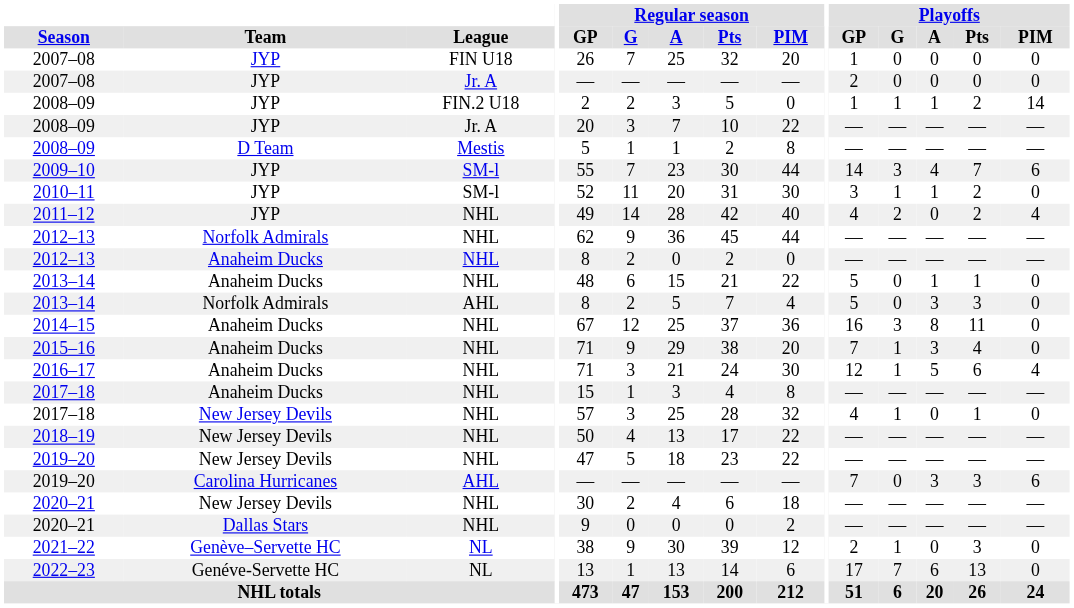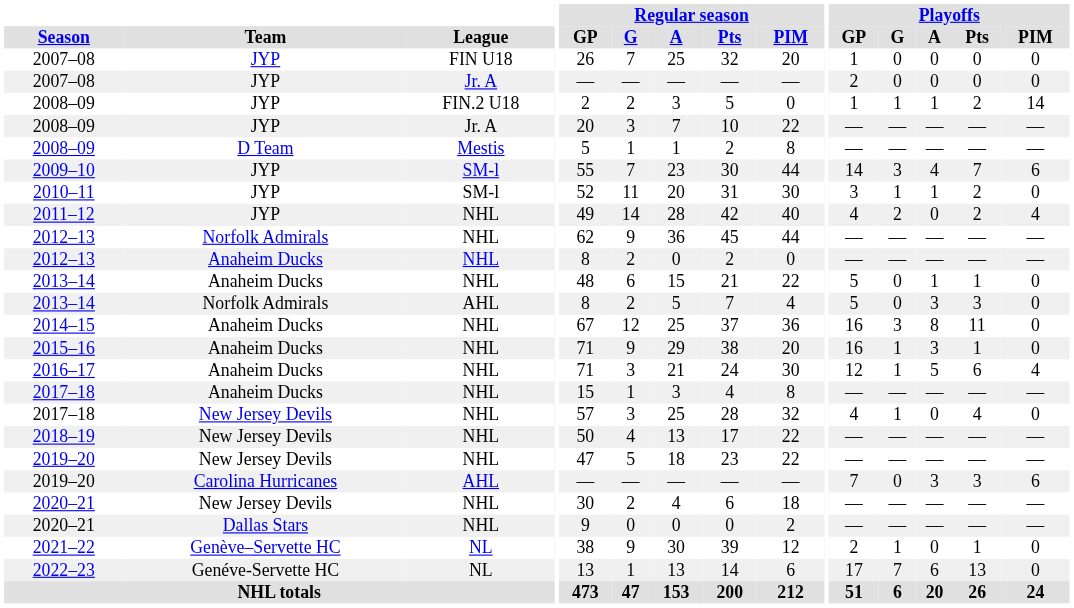(854, 348) 7 -> (854, 348) 16
(977, 348) 4 -> (977, 348) 1
(977, 414) 1 -> (977, 414) 4
(977, 547) 3 -> (977, 547) 1
